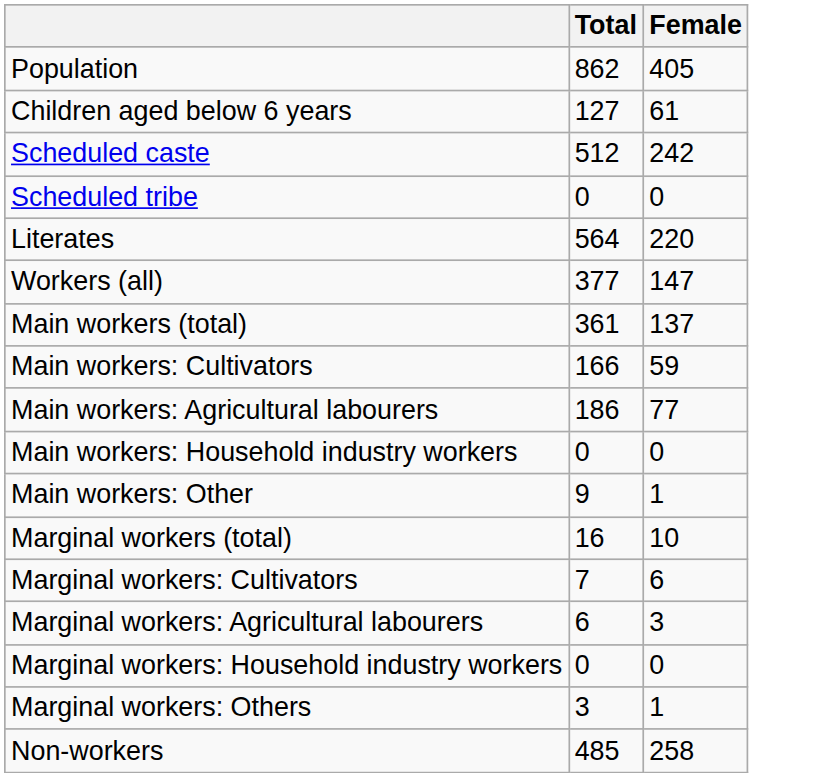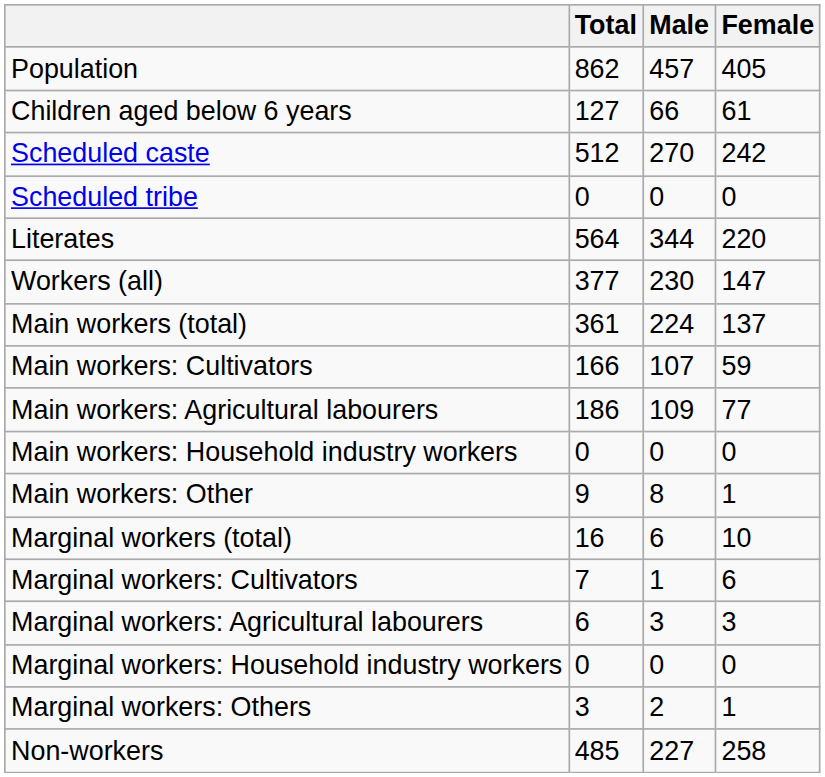+ column: (679, 25)
